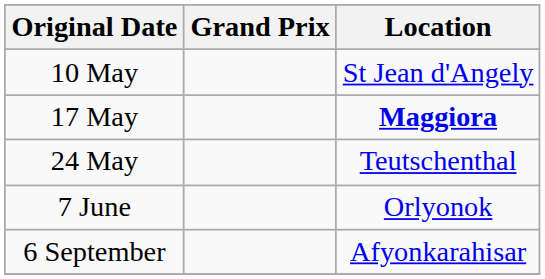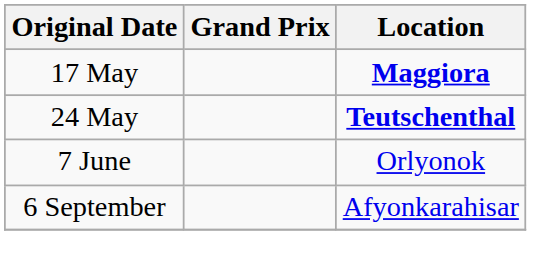- row: (94, 71)
(438, 161) normal -> (431, 116) bold
